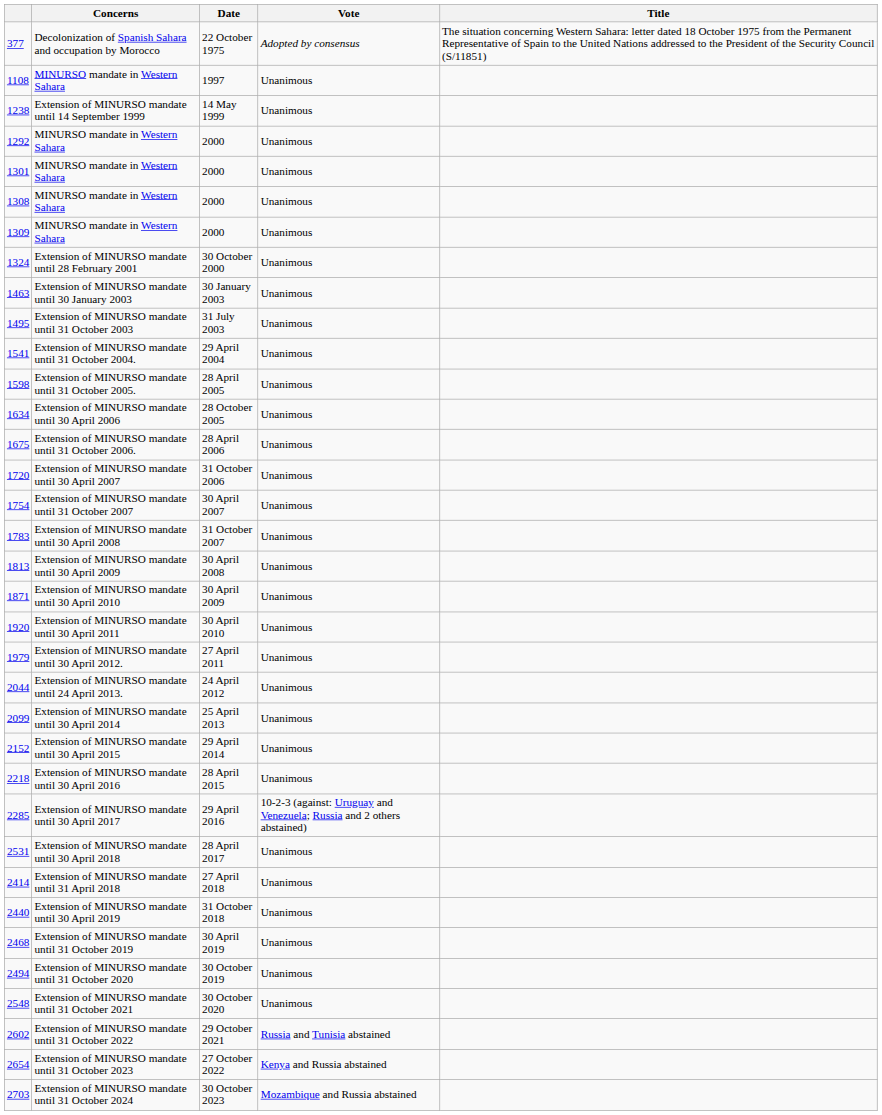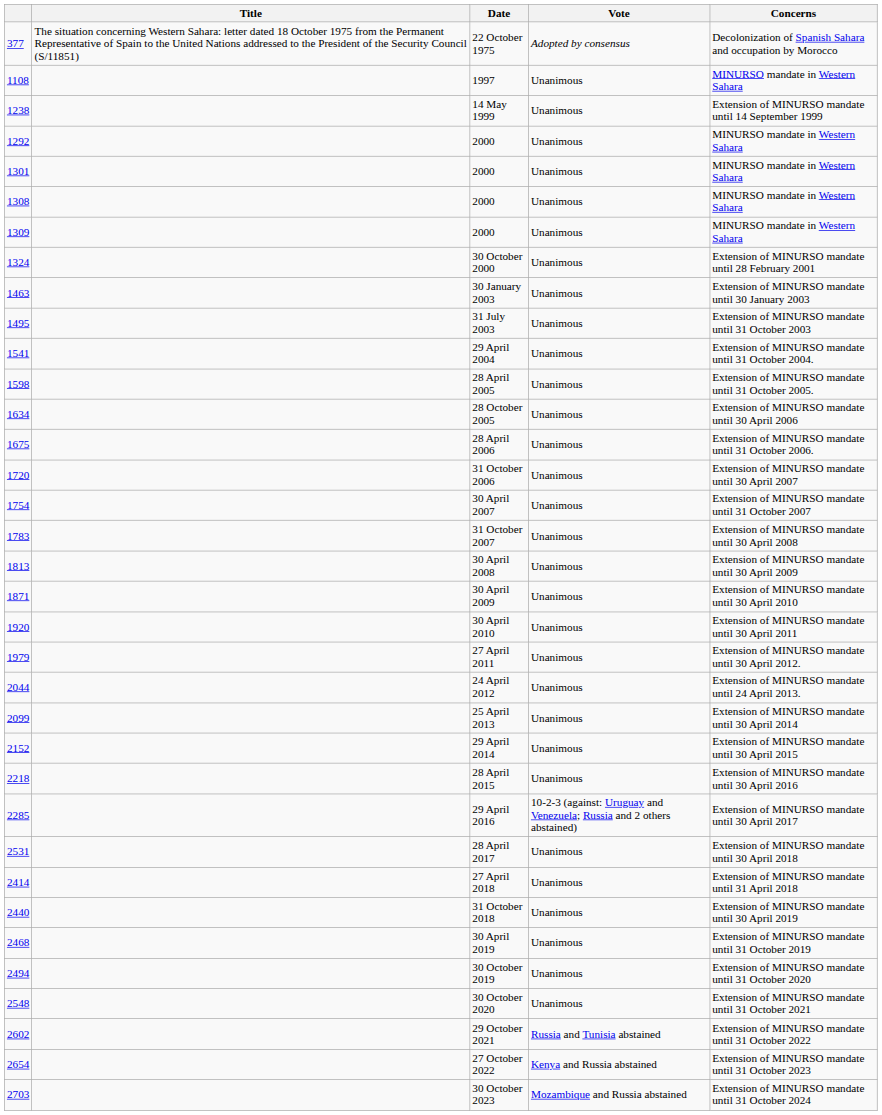columns swapped: (658, 13) <-> (116, 13)
